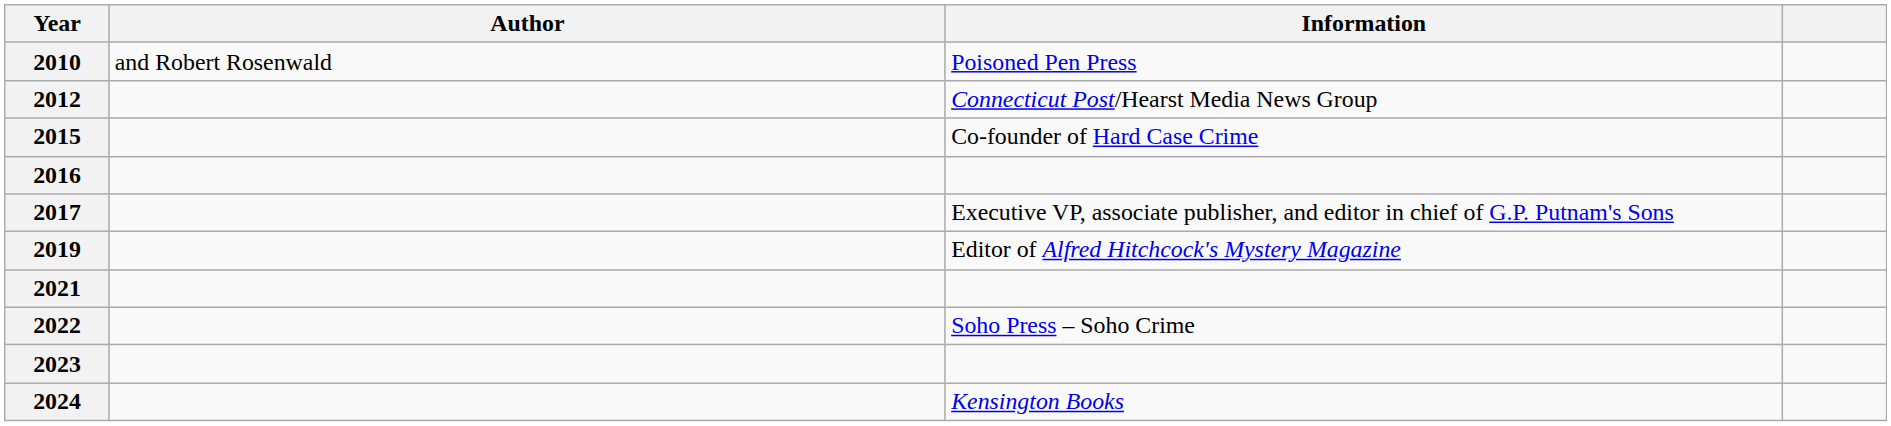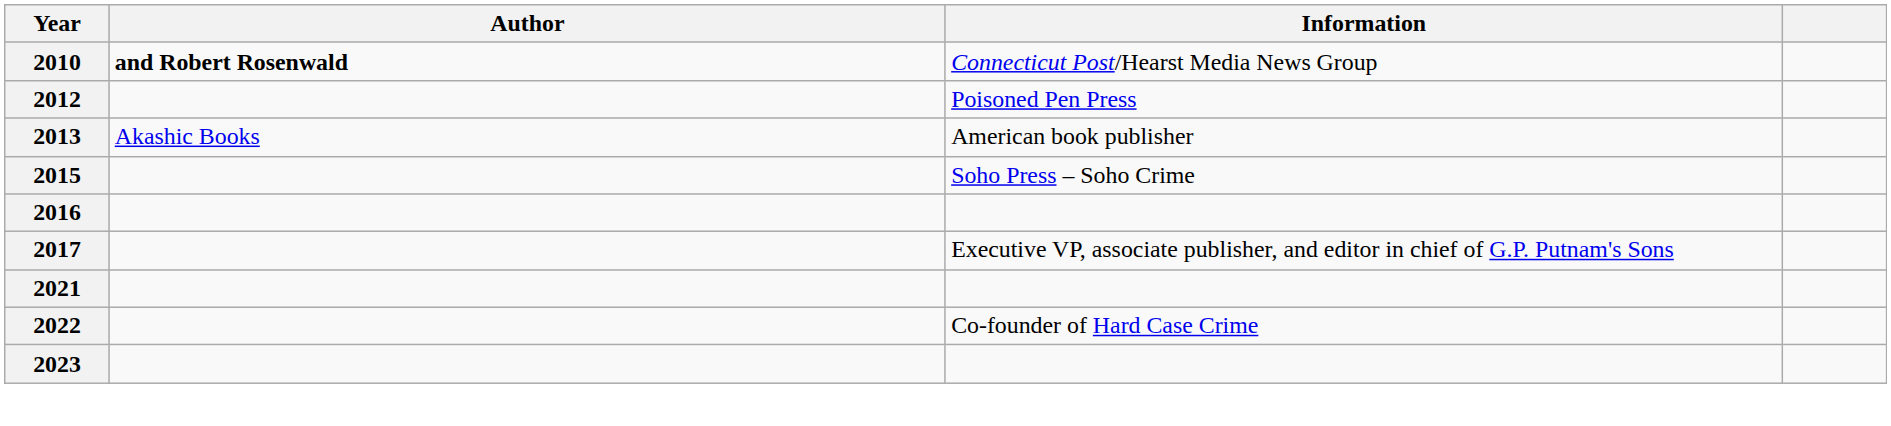(223, 61) normal -> (231, 61) bold
(1044, 61) Poisoned Pen Press -> (1164, 61) Connecticut Post/Hearst Media News Group
(1164, 99) Connecticut Post/Hearst Media News Group -> (1044, 99) Poisoned Pen Press
+ row: (57, 136)
(1105, 136) Co-founder of Hard Case Crime -> (1073, 174) Soho Press – Soho Crime
- row: (57, 250)
(1073, 325) Soho Press – Soho Crime -> (1105, 325) Co-founder of Hard Case Crime
- row: (57, 401)
